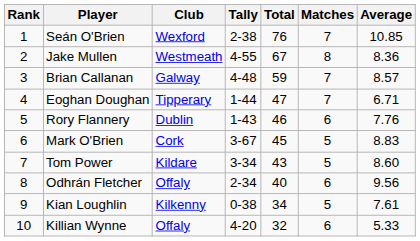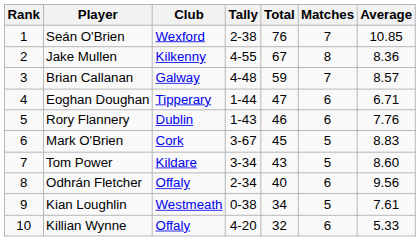(189, 57) Westmeath -> (181, 57) Kilkenny
(327, 99) 7 -> (327, 99) 6
(181, 204) Kilkenny -> (189, 204) Westmeath
